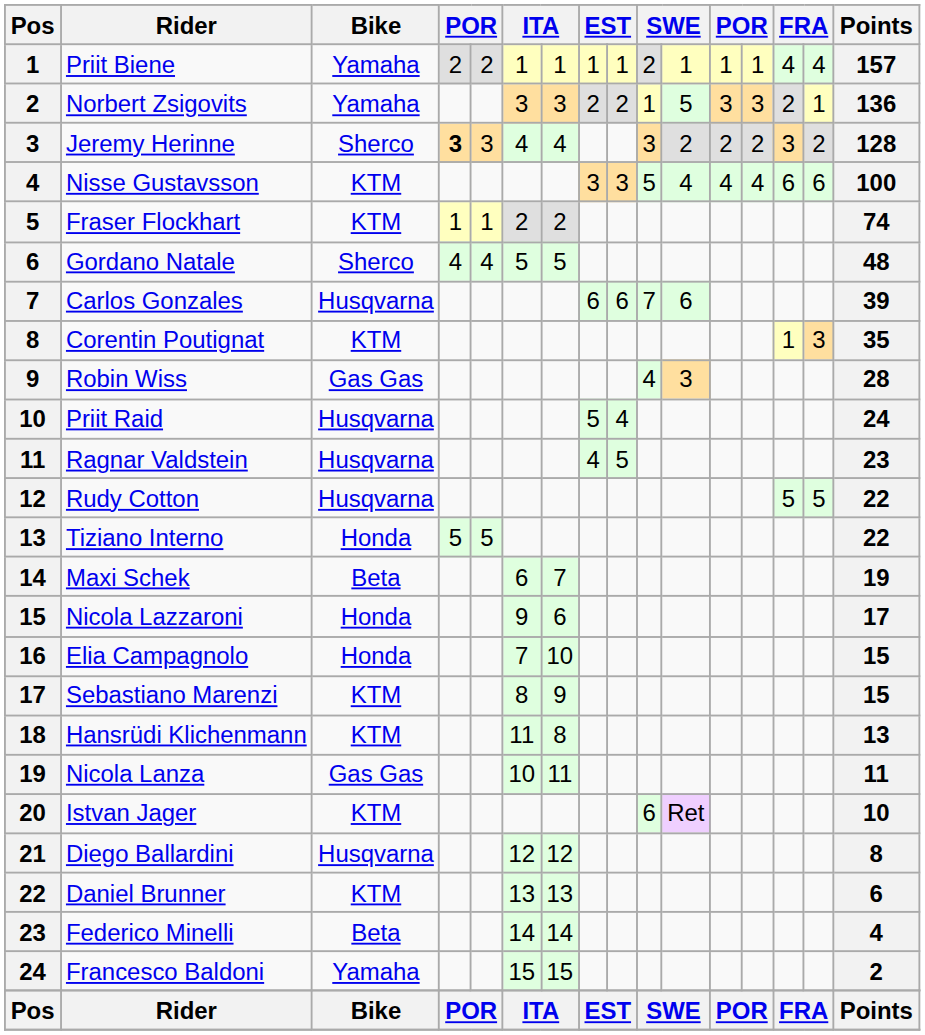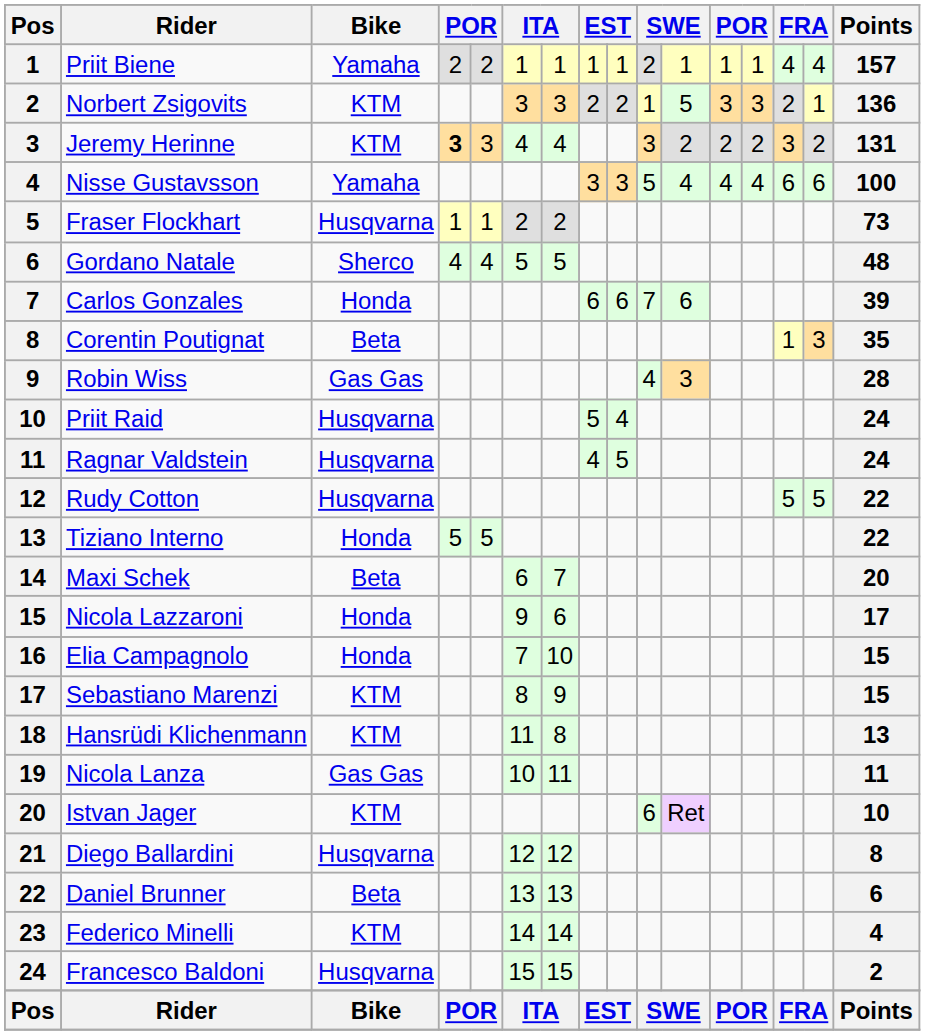(376, 103) Yamaha -> (376, 103) KTM
(376, 143) Sherco -> (376, 143) KTM
(876, 143) 128 -> (876, 143) 131
(376, 182) KTM -> (376, 182) Yamaha
(376, 222) KTM -> (376, 222) Husqvarna
(876, 222) 74 -> (876, 222) 73
(376, 301) Husqvarna -> (376, 301) Honda
(376, 340) KTM -> (376, 340) Beta
(876, 458) 23 -> (876, 458) 24
(876, 577) 19 -> (876, 577) 20
(376, 892) KTM -> (376, 892) Beta
(376, 932) Beta -> (376, 932) KTM
(376, 971) Yamaha -> (376, 971) Husqvarna
